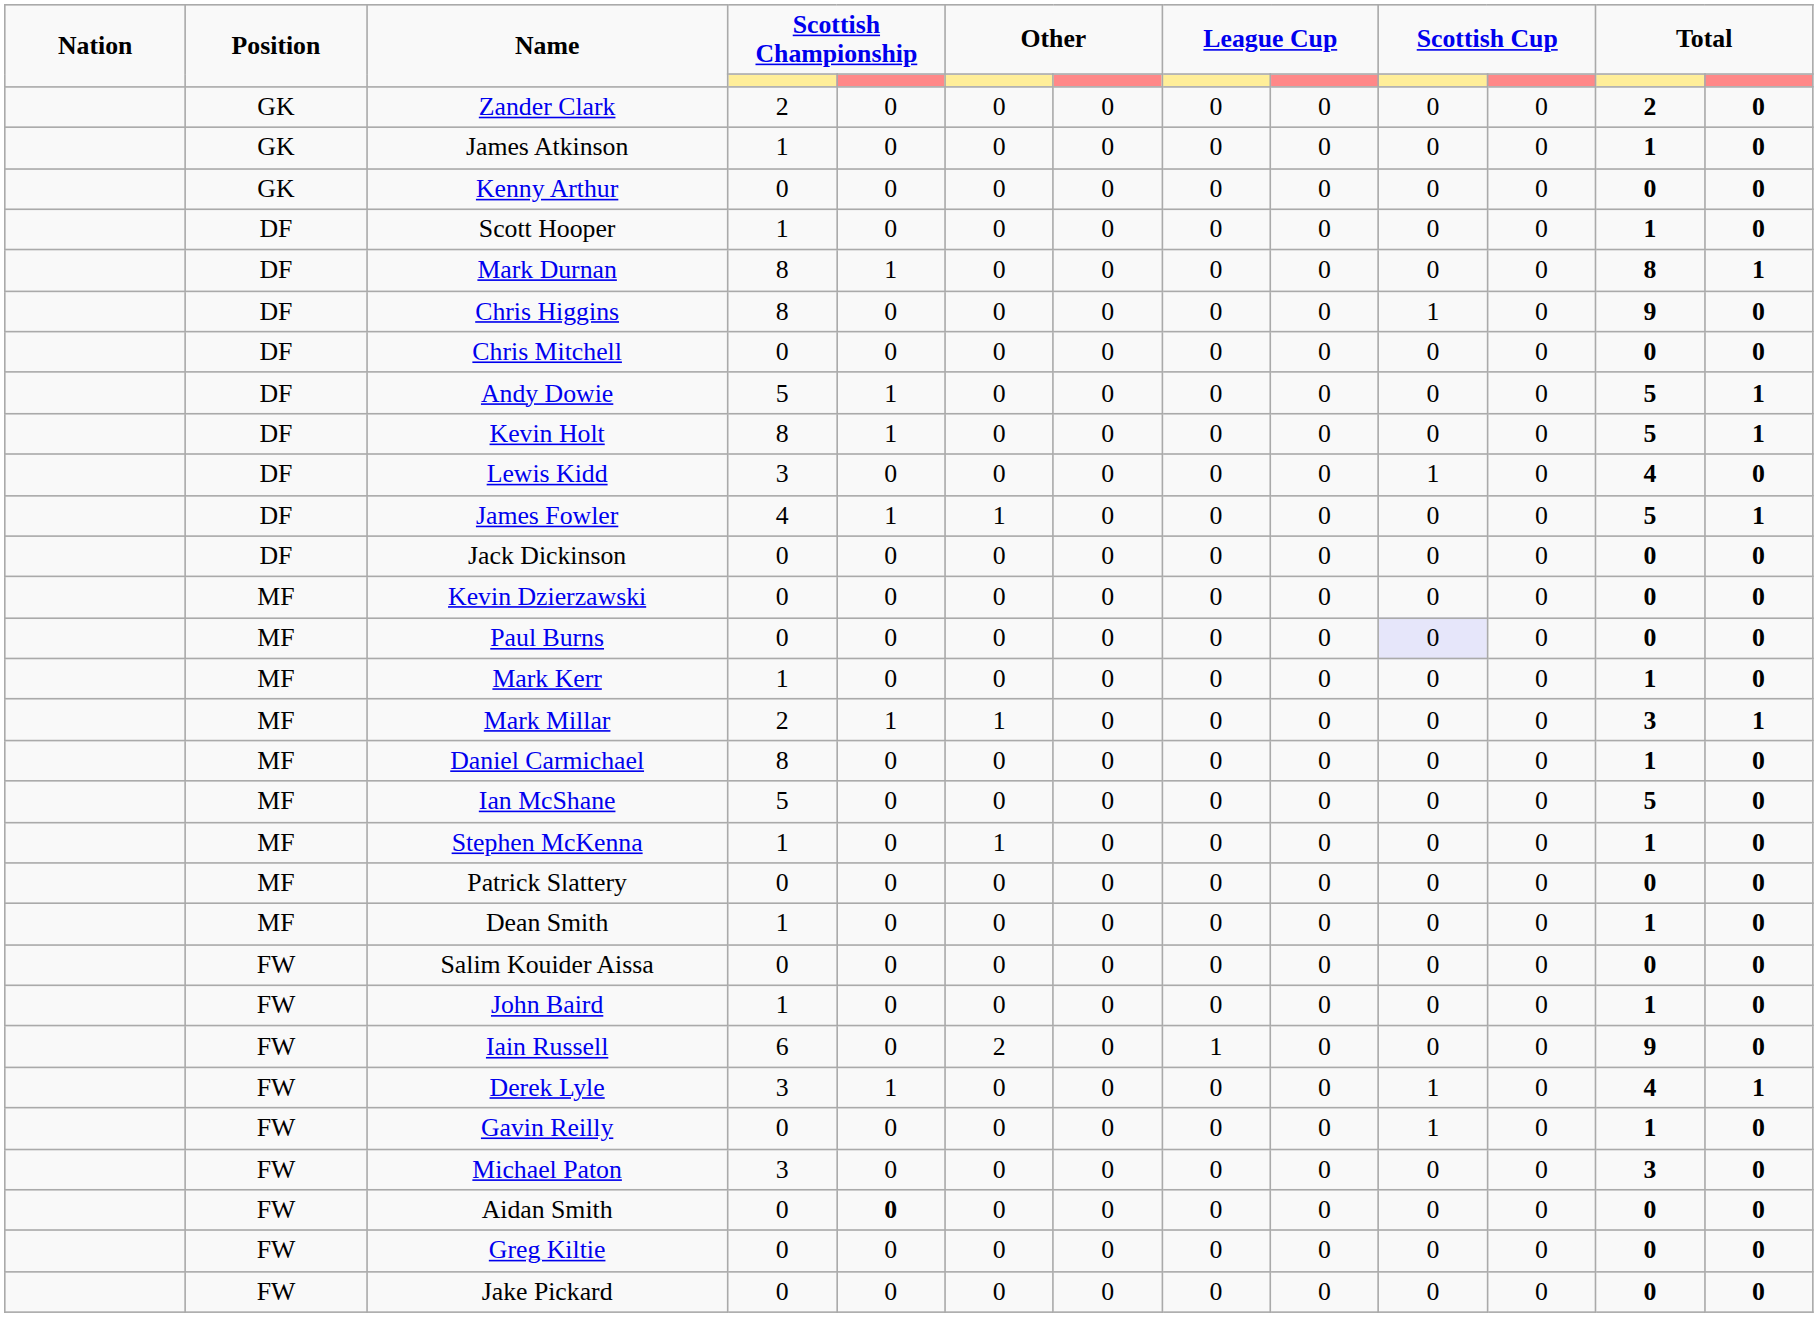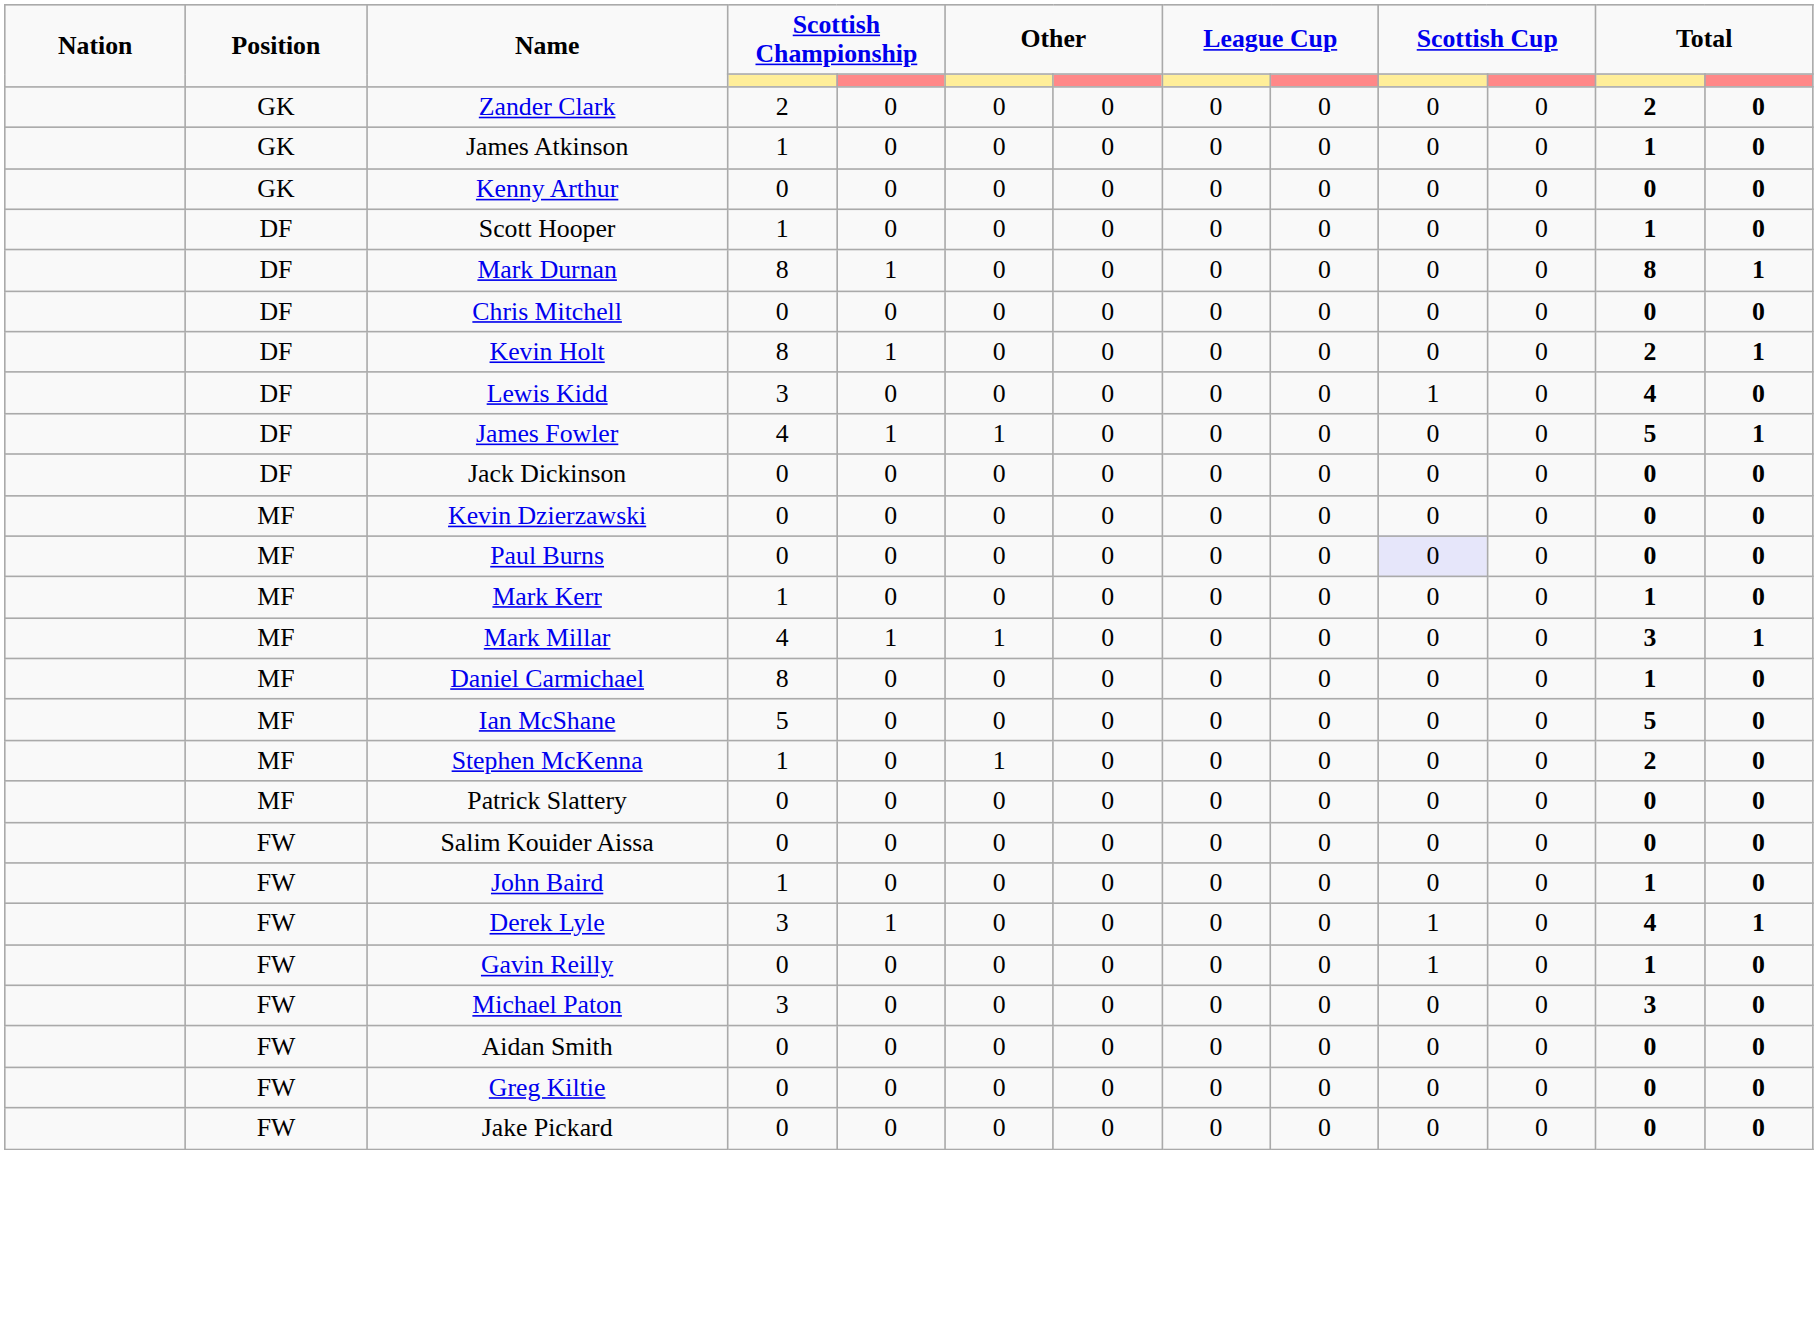- row: (547, 310)
- row: (547, 392)
(1650, 433) 5 -> (1650, 351) 2
(782, 719) 2 -> (782, 637) 4
(1650, 842) 1 -> (1650, 760) 2
- row: (547, 923)
- row: (547, 1046)
(891, 1209) bold -> (891, 1046) normal
